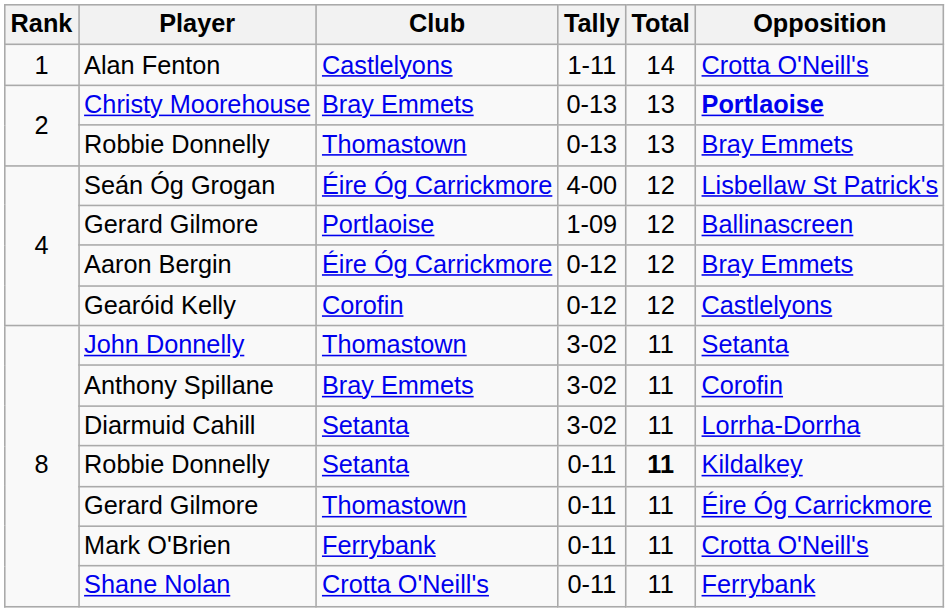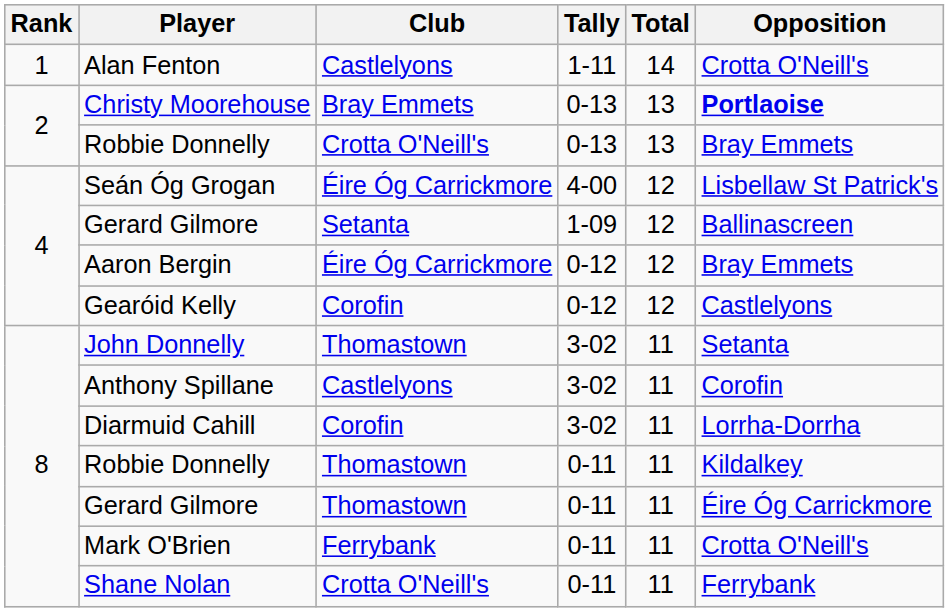(394, 144) Thomastown -> (405, 144) Crotta O'Neill's
(378, 225) Portlaoise -> (366, 225) Setanta
(398, 385) Bray Emmets -> (387, 385) Castlelyons
(366, 425) Setanta -> (363, 425) Corofin
(366, 465) Setanta -> (394, 465) Thomastown
(661, 465) bold -> (661, 465) normal
